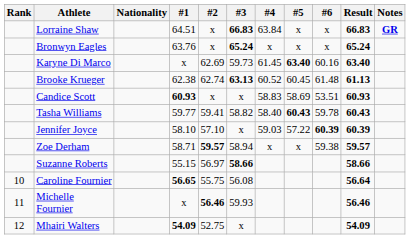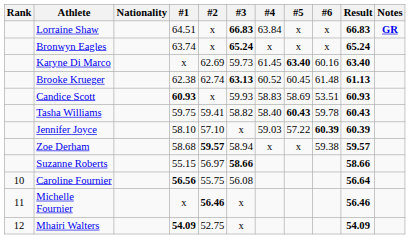(184, 46) 63.76 -> (184, 46) 63.74
(241, 96) x -> (241, 96) 59.93
(184, 113) 59.77 -> (184, 113) 59.75
(184, 146) 58.71 -> (184, 146) 58.68
(184, 180) 56.65 -> (184, 180) 56.56
(241, 203) 59.93 -> (241, 203) x
